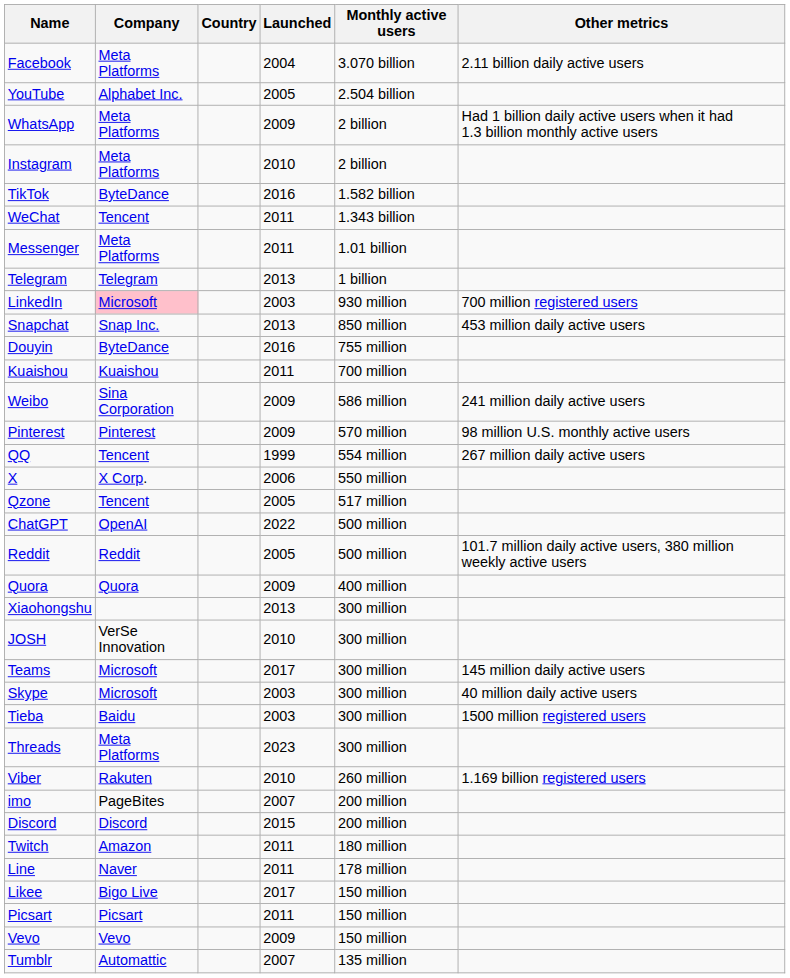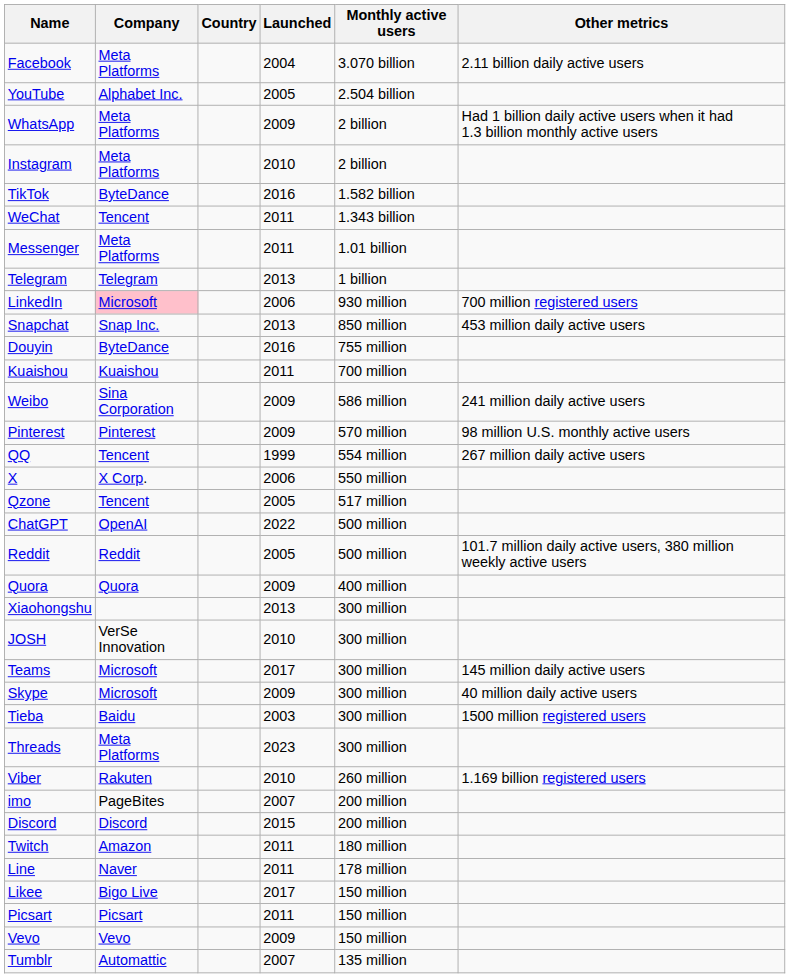(279, 302) 2003 -> (279, 302) 2006
(279, 693) 2003 -> (279, 693) 2009
